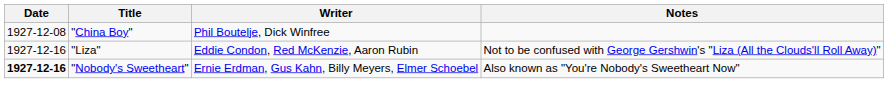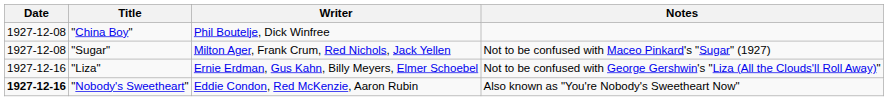+ row: (91, 50)
(306, 50) Eddie Condon, Red McKenzie, Aaron Rubin -> (336, 68) Ernie Erdman, Gus Kahn, Billy Meyers, Elmer Schoebel
(336, 68) Ernie Erdman, Gus Kahn, Billy Meyers, Elmer Schoebel -> (306, 86) Eddie Condon, Red McKenzie, Aaron Rubin
